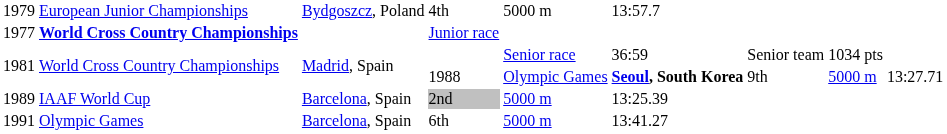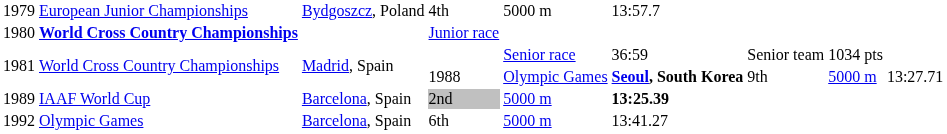(19, 32) 1977 -> (19, 32) 1980
(640, 98) normal -> (640, 98) bold
(19, 120) 1991 -> (19, 120) 1992
